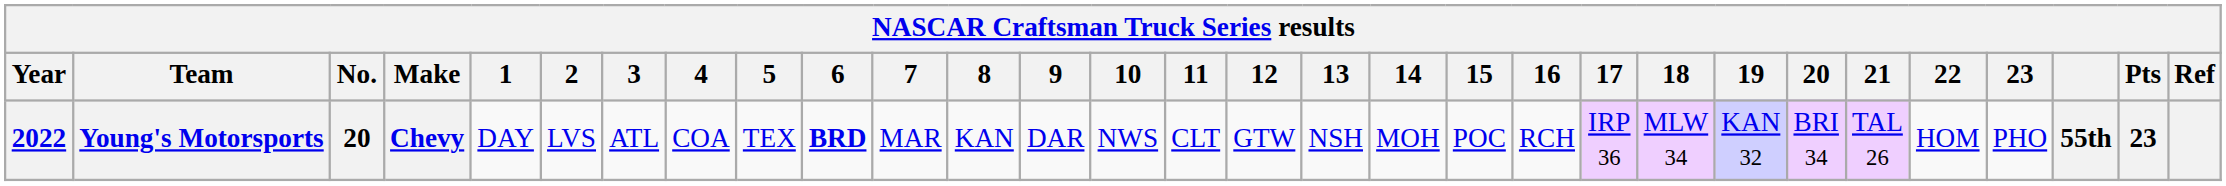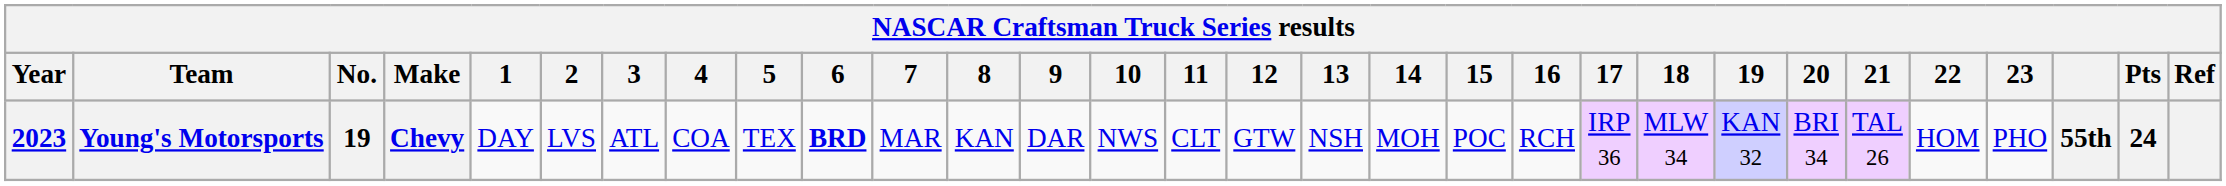(39, 139) 2022 -> (39, 139) 2023
(357, 139) 20 -> (357, 139) 19
(2143, 139) 23 -> (2143, 139) 24
